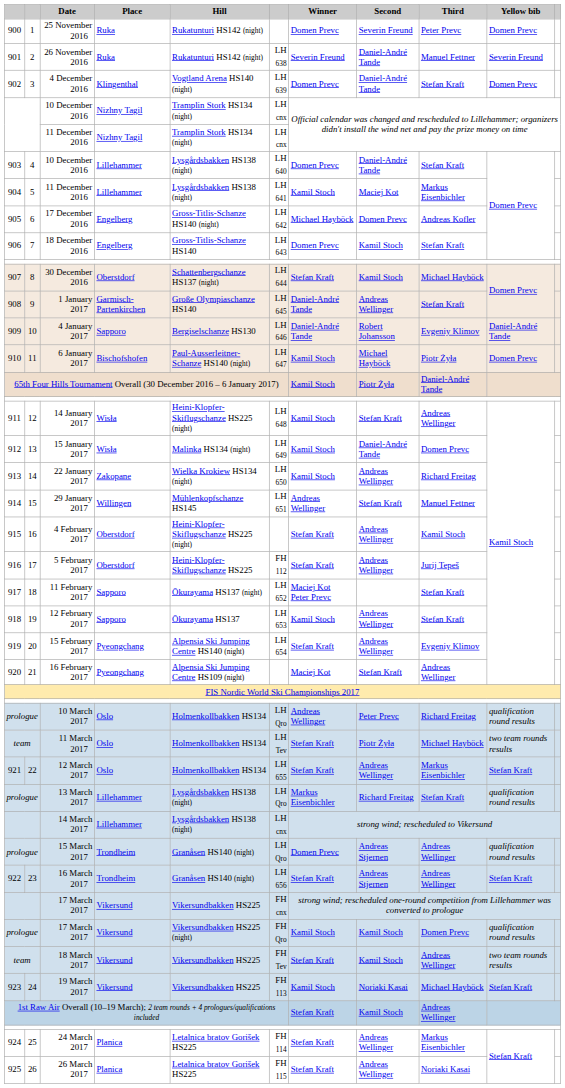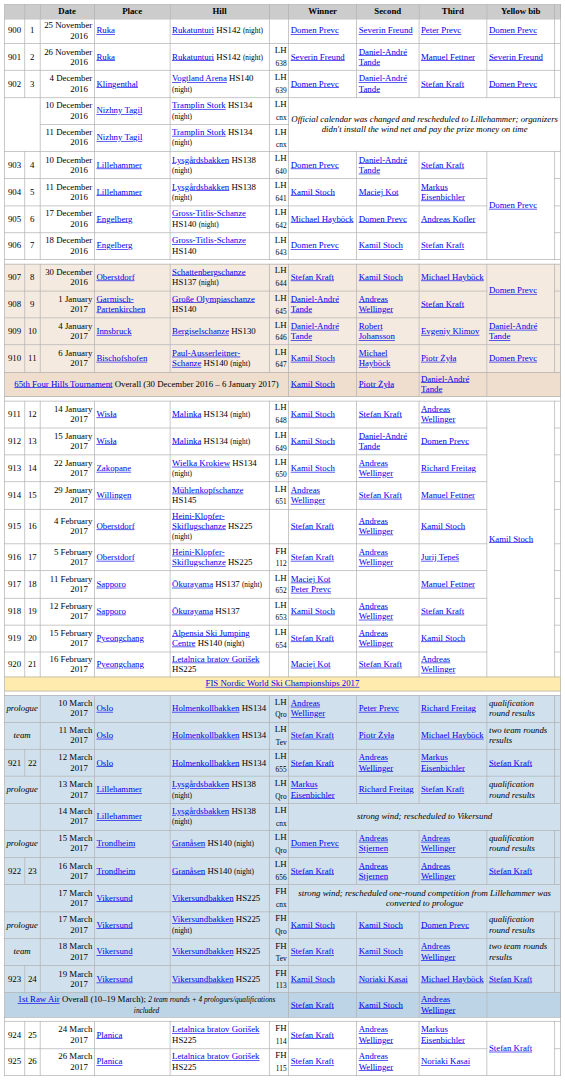(111, 331) Sapporo -> (114, 331) Innsbruck
(212, 417) Heini-Klopfer-Skiflugschanze HS225 (night) -> (211, 414) Malinka HS134 (night)
(443, 592) Stefan Kraft -> (448, 584) Manuel Fettner
(450, 646) Evgeniy Klimov -> (443, 638) Kamil Stoch
(211, 672) Alpensia Ski Jumping Centre HS109 (night) -> (216, 664) Letalnica bratov Gorišek HS225
